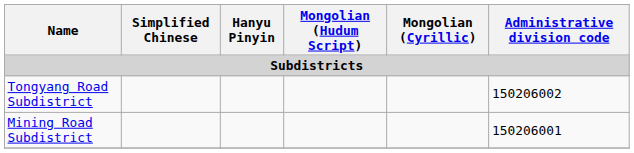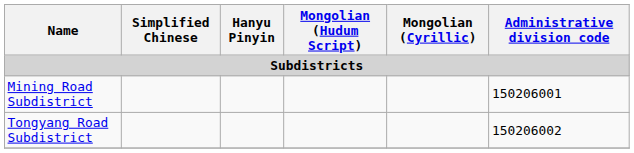rows swapped: (50, 130) <-> (58, 94)
